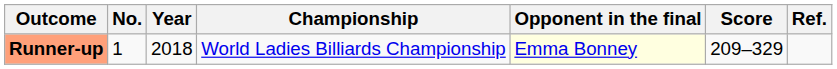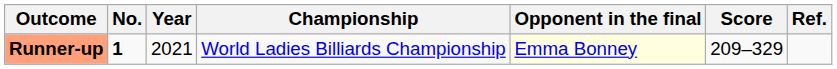(117, 49) normal -> (117, 49) bold
(172, 49) 2018 -> (172, 49) 2021
